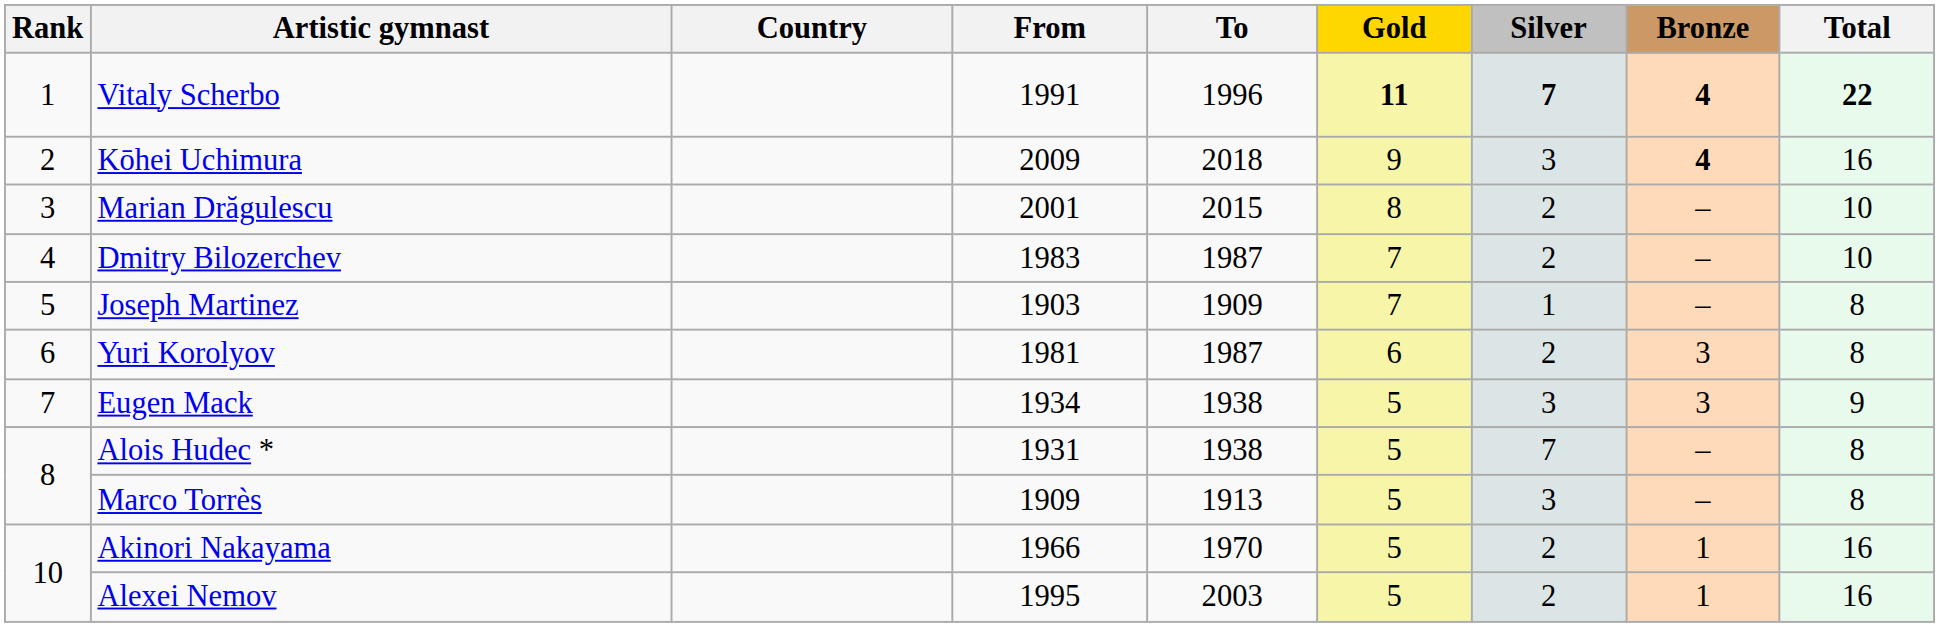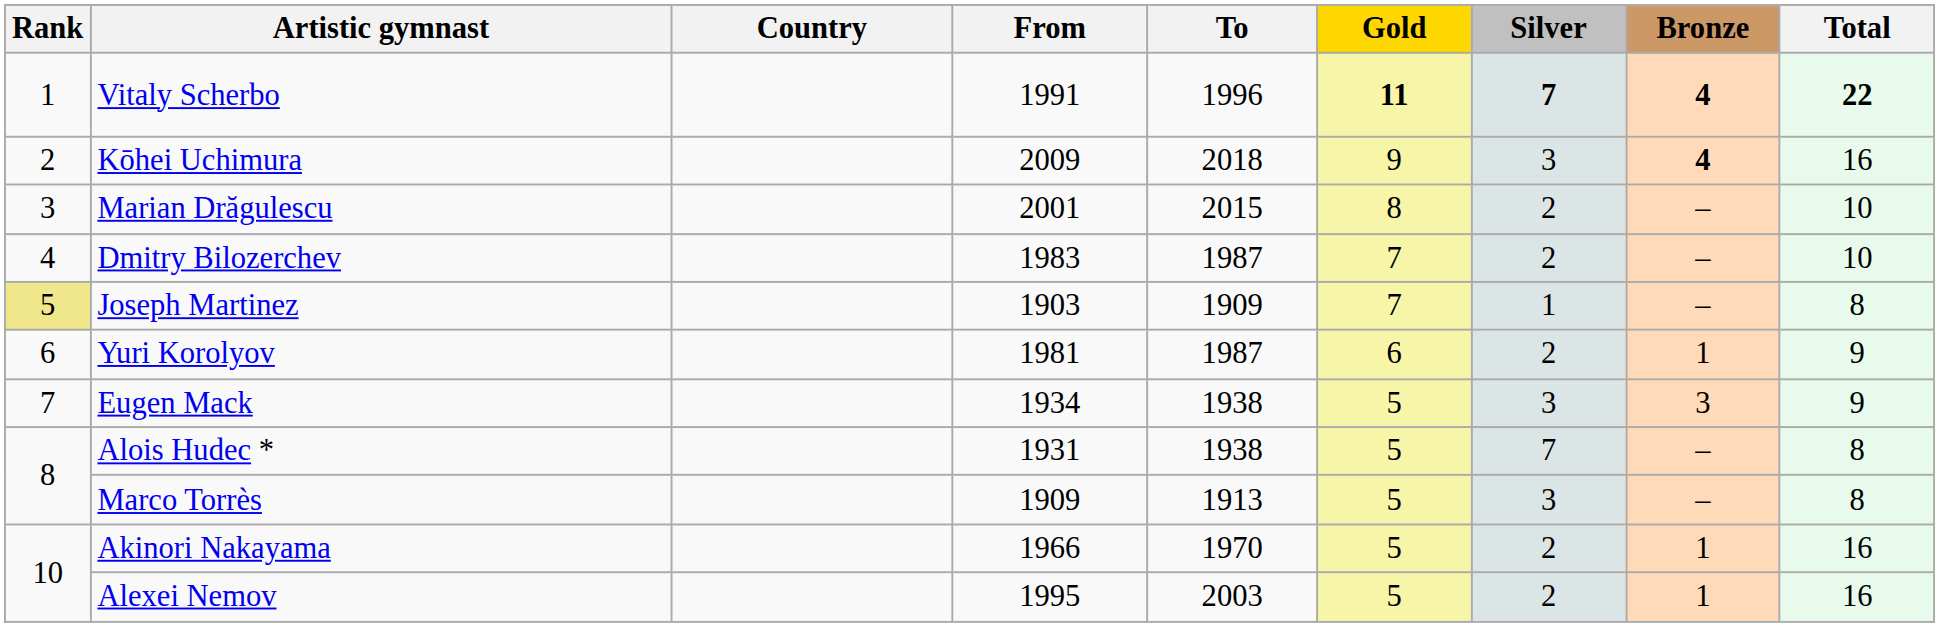(48, 305) no background -> (48, 305) khaki background
(1703, 353) 3 -> (1703, 353) 1
(1857, 353) 8 -> (1857, 353) 9
